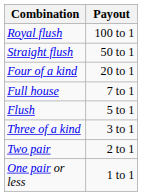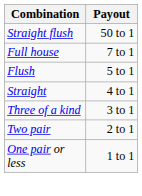- row: (35, 33)
- row: (42, 71)
+ row: (27, 91)
